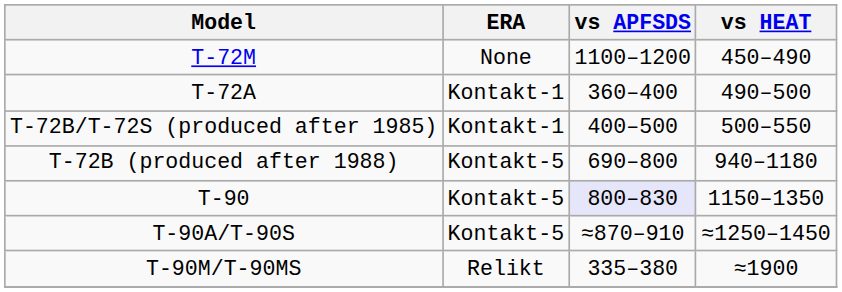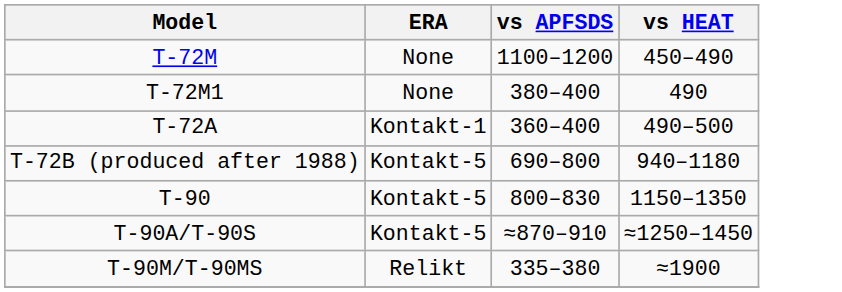+ row: (185, 93)
- row: (224, 128)
(633, 198) lavender background -> (555, 198) no background
